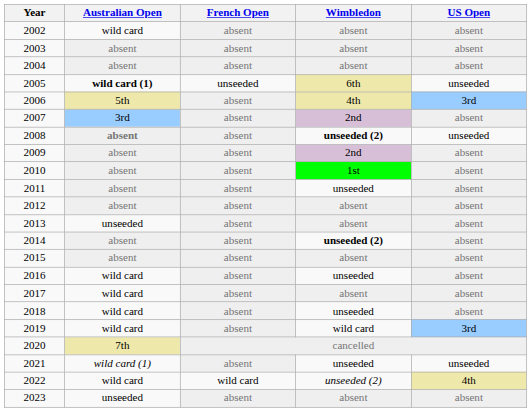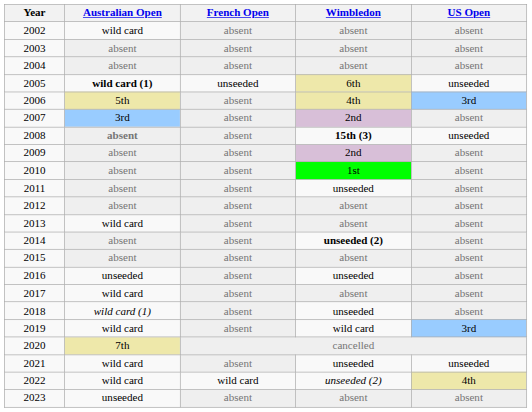(353, 135) unseeded (2) -> (353, 135) 15th (3)
(122, 223) unseeded -> (122, 223) wild card
(122, 275) wild card -> (122, 275) unseeded
(122, 310) wild card -> (122, 310) wild card (1)
(122, 363) wild card (1) -> (122, 363) wild card
